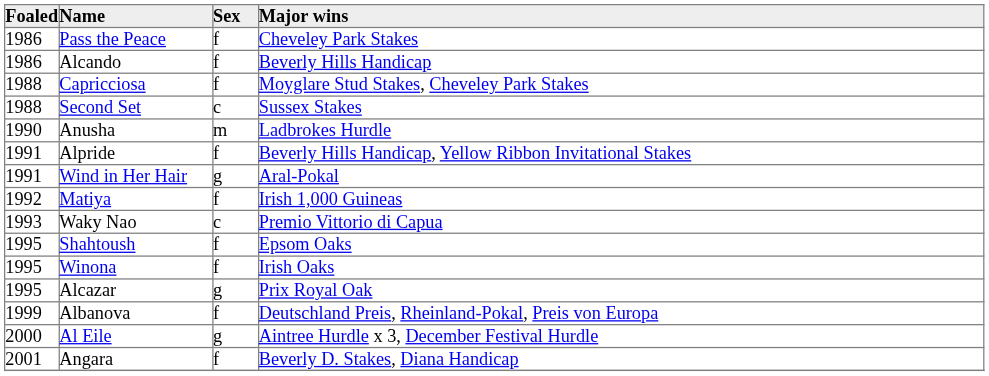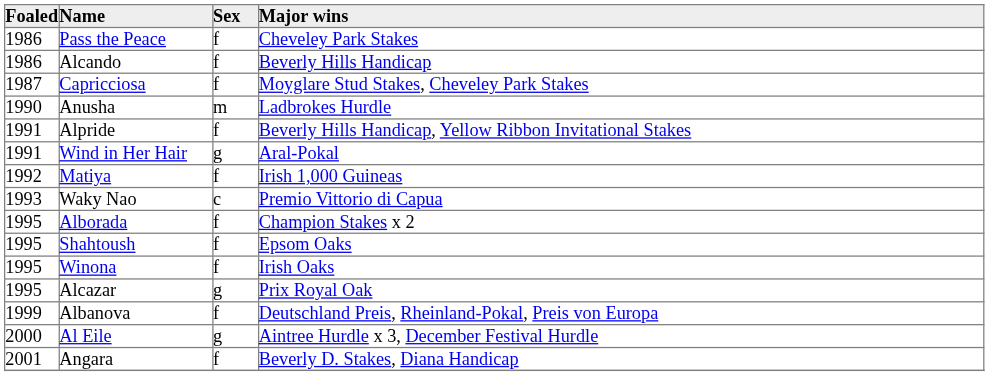(24, 84) 1988 -> (24, 84) 1987
- row: (100, 107)
+ row: (93, 221)
